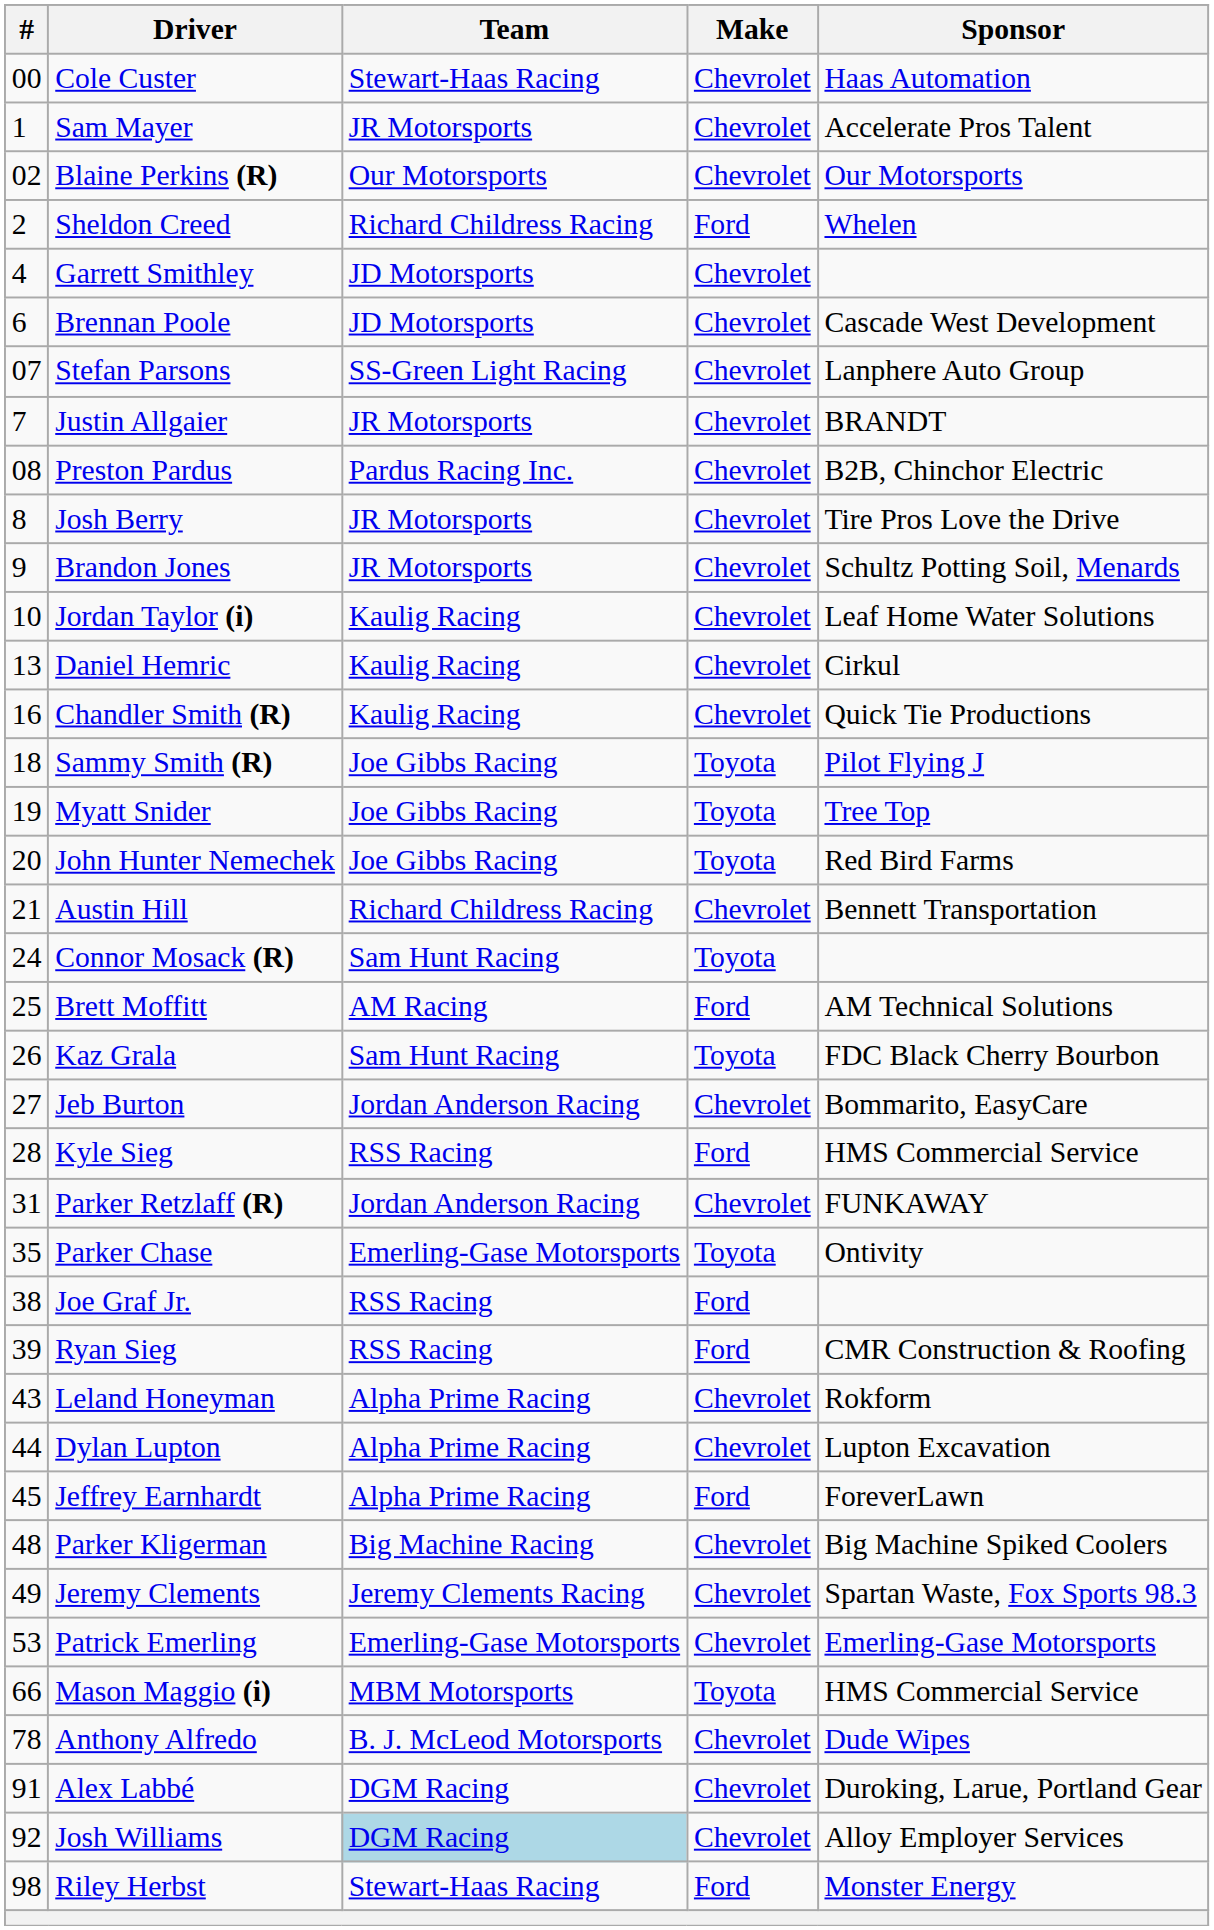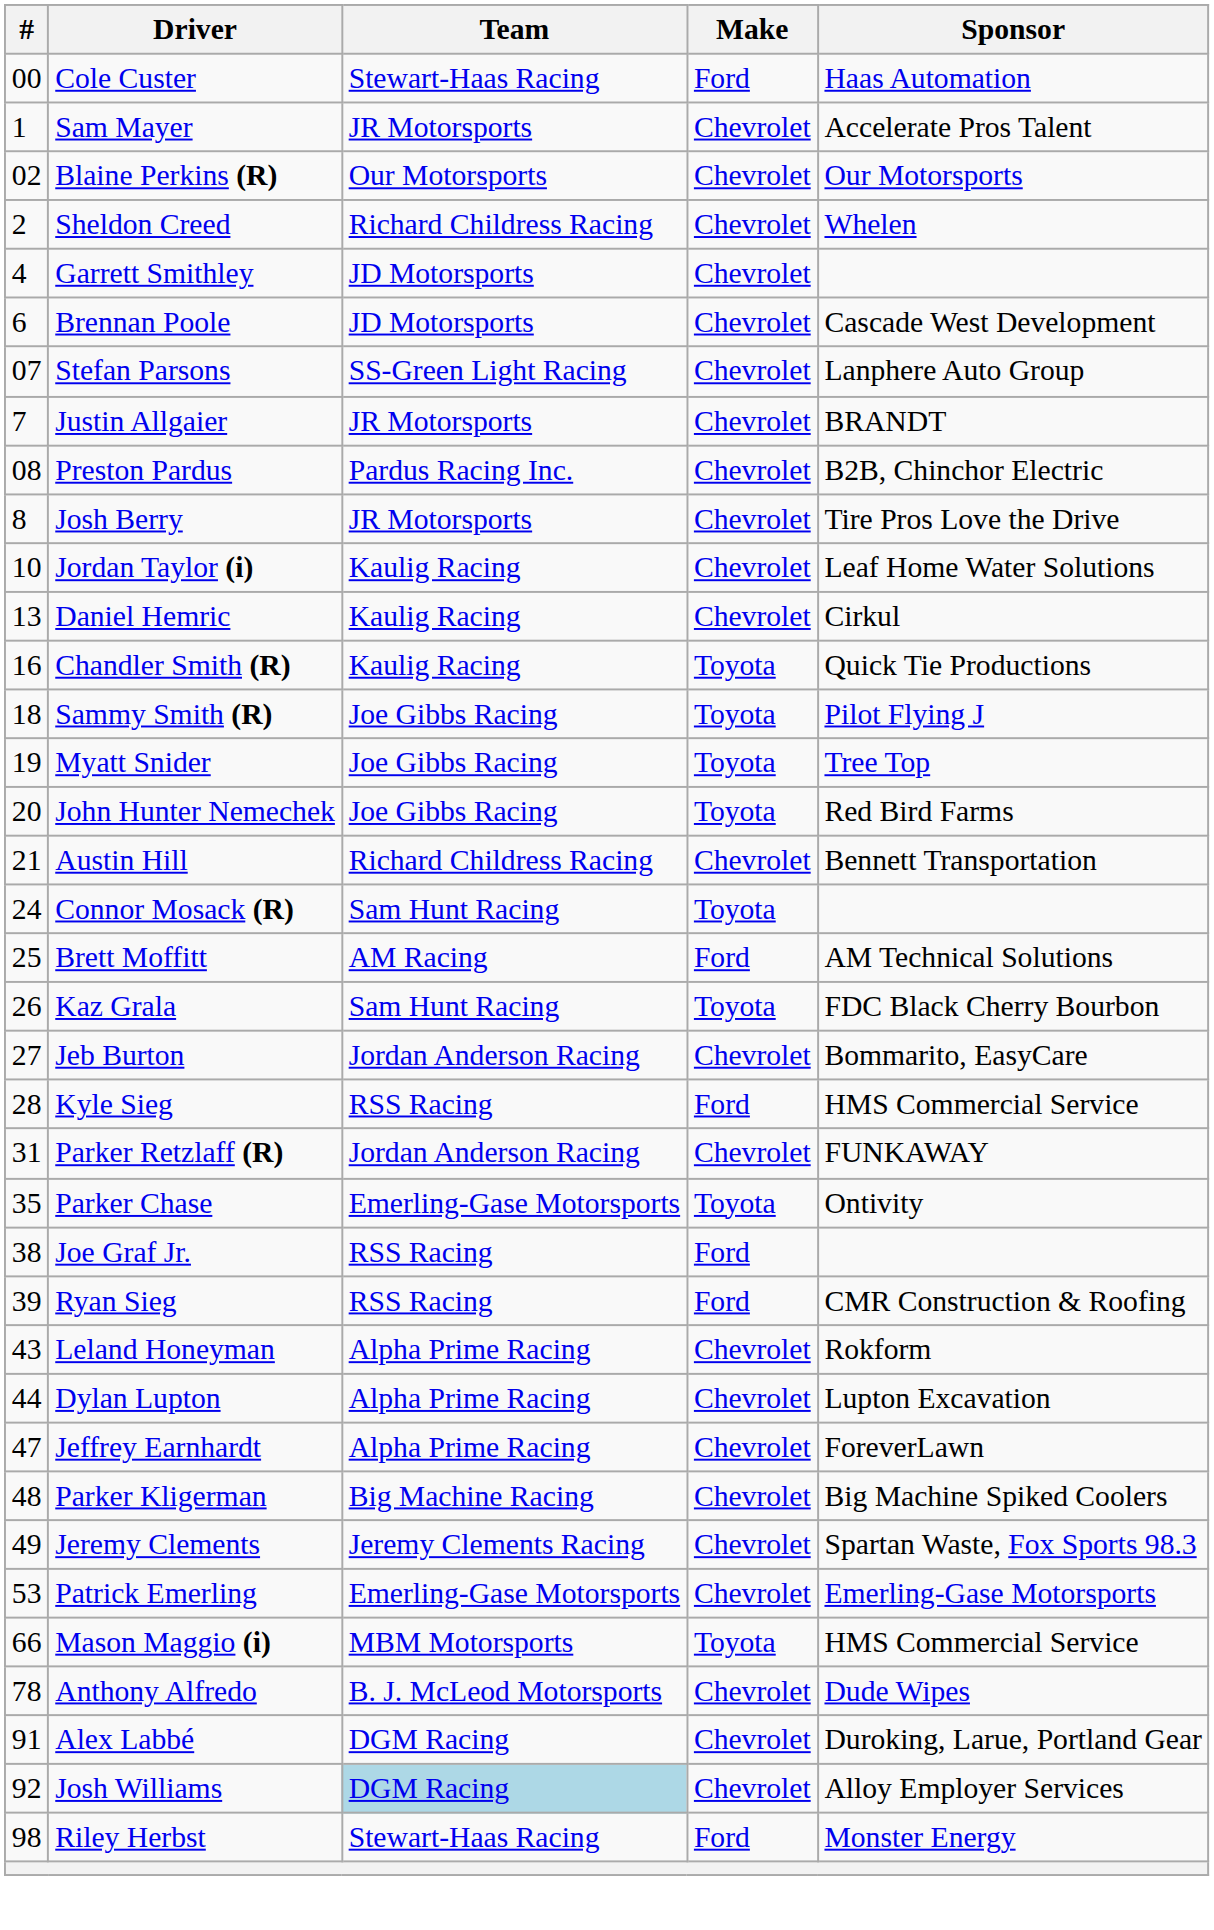(752, 77) Chevrolet -> (722, 77) Ford
(722, 224) Ford -> (752, 224) Chevrolet
- row: (143, 566)
(752, 713) Chevrolet -> (735, 664) Toyota
(27, 1495) 45 -> (27, 1446) 47
(722, 1495) Ford -> (752, 1446) Chevrolet
